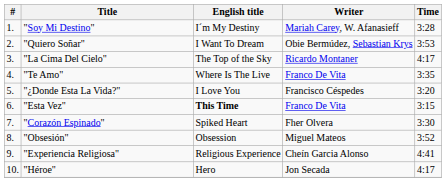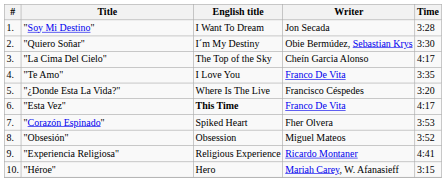(228, 28) I´m My Destiny -> (230, 28) I Want To Dream
(342, 28) Mariah Carey, W. Afanasieff -> (307, 28) Jon Secada
(230, 43) I Want To Dream -> (228, 43) I´m My Destiny
(426, 43) 3:53 -> (426, 43) 3:30
(321, 59) Ricardo Montaner -> (327, 59) Cheín Garcia Alonso
(233, 75) Where Is The Live -> (218, 75) I Love You
(218, 91) I Love You -> (233, 91) Where Is The Live
(426, 106) 3:15 -> (426, 106) 4:17
(426, 122) 3:30 -> (426, 122) 3:53
(327, 153) Cheín Garcia Alonso -> (321, 153) Ricardo Montaner
(307, 169) Jon Secada -> (342, 169) Mariah Carey, W. Afanasieff
(426, 169) 4:17 -> (426, 169) 3:15
